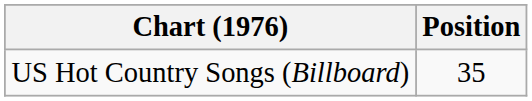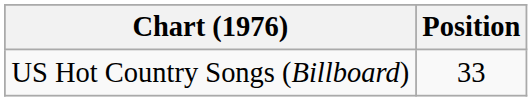(471, 72) 35 -> (471, 72) 33
